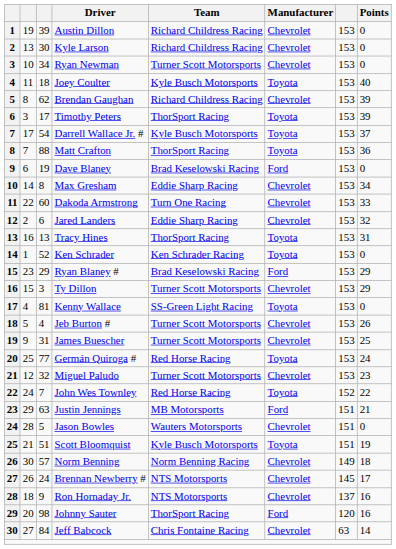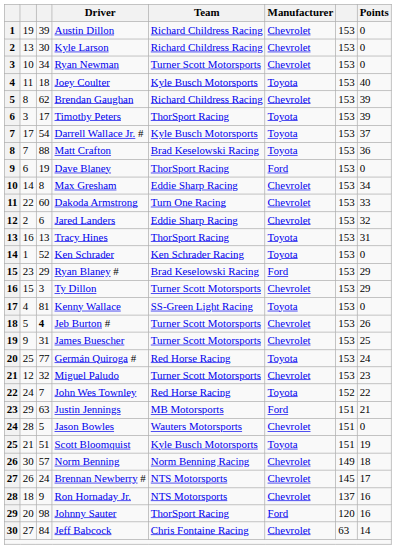(190, 151) ThorSport Racing -> (205, 151) Brad Keselowski Racing
(205, 168) Brad Keselowski Racing -> (190, 168) ThorSport Racing
(41, 323) normal -> (41, 323) bold
